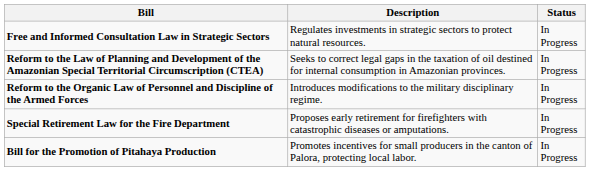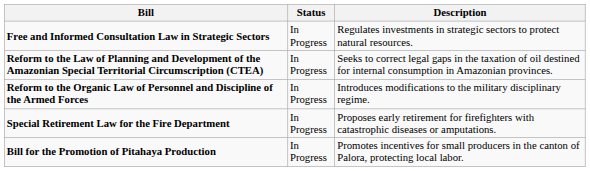columns swapped: (413, 13) <-> (562, 13)
